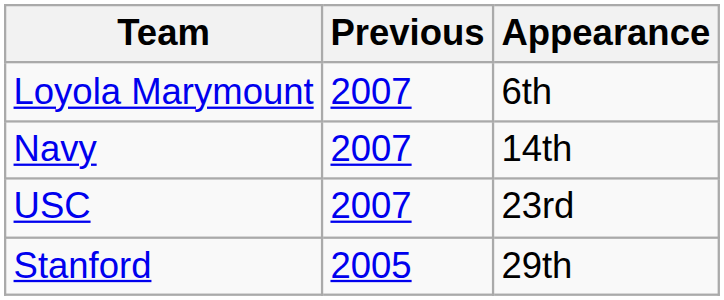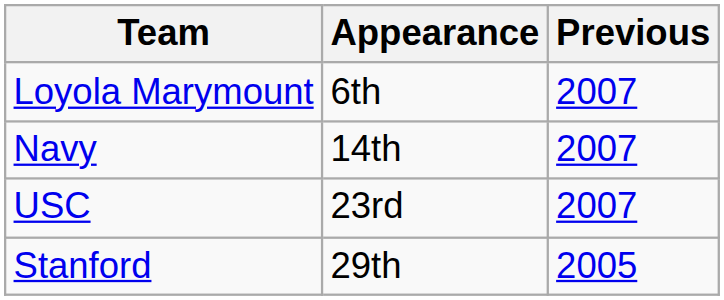columns swapped: (606, 33) <-> (408, 33)
